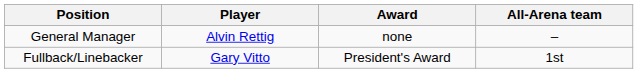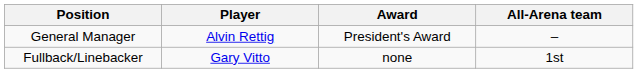(397, 36) none -> (397, 36) President's Award
(397, 57) President's Award -> (397, 57) none
